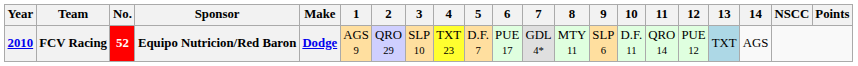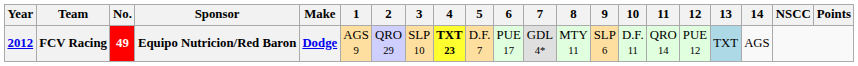(20, 43) 2010 -> (20, 43) 2012
(122, 43) 52 -> (122, 43) 49
(449, 42) normal -> (449, 43) bold
